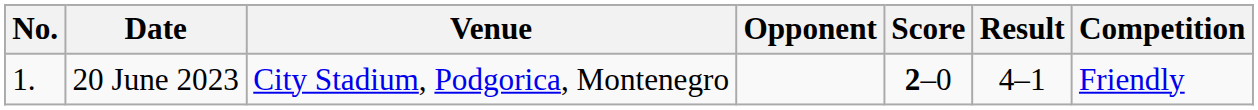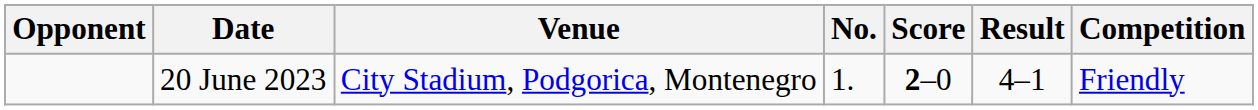columns swapped: (35, 29) <-> (810, 29)
